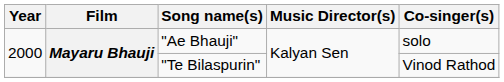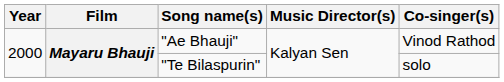(417, 41) solo -> (449, 41) Vinod Rathod
(449, 65) Vinod Rathod -> (417, 65) solo
